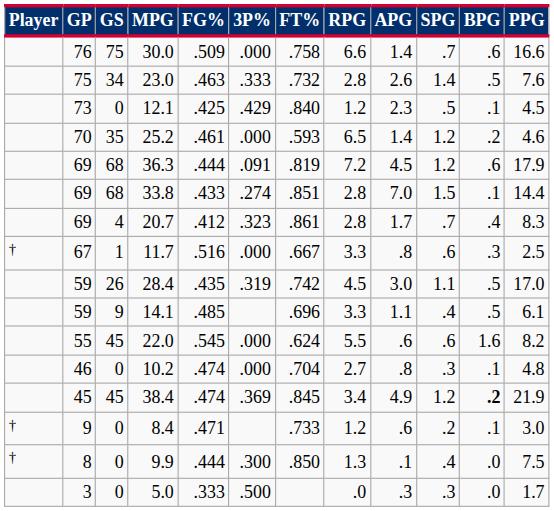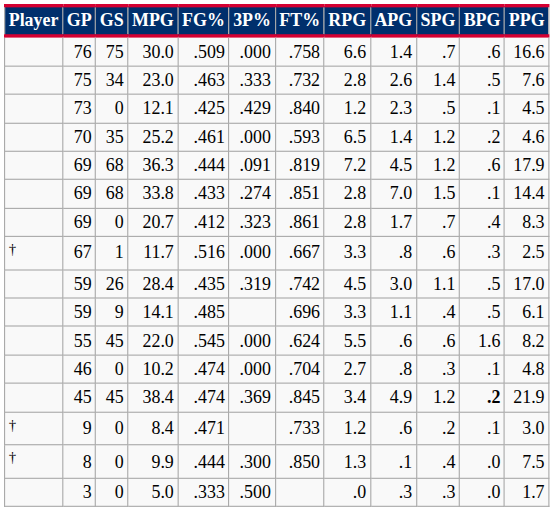(119, 222) 4 -> (119, 222) 0
